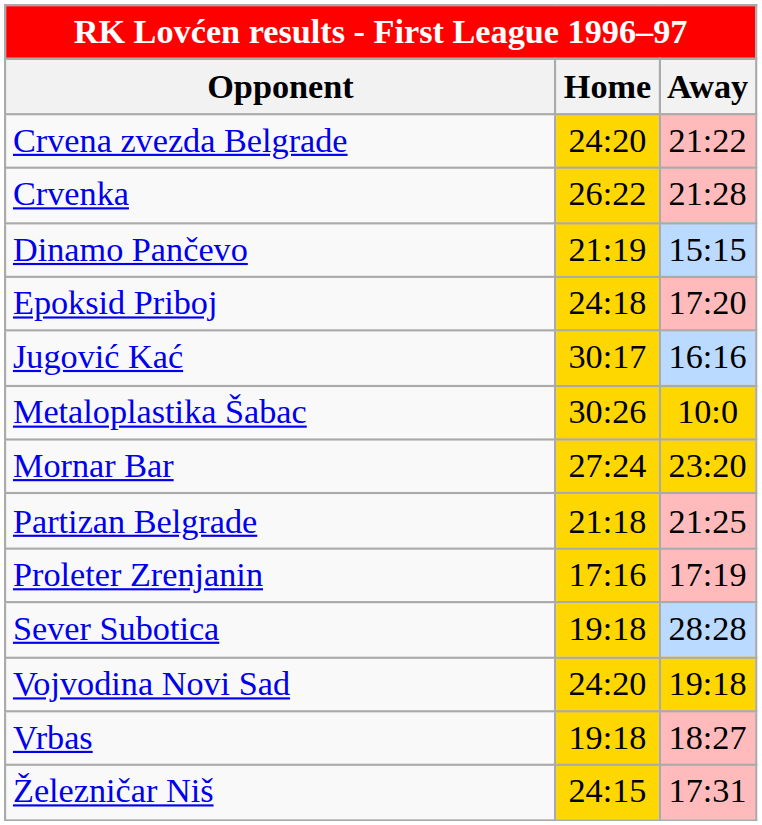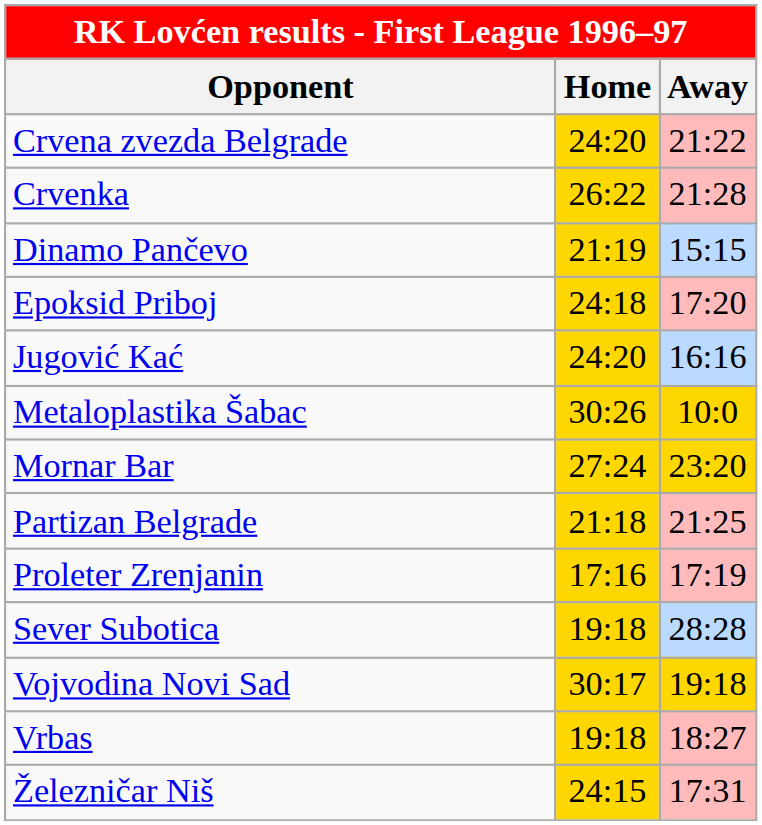(607, 357) 30:17 -> (607, 357) 24:20
(607, 683) 24:20 -> (607, 683) 30:17
